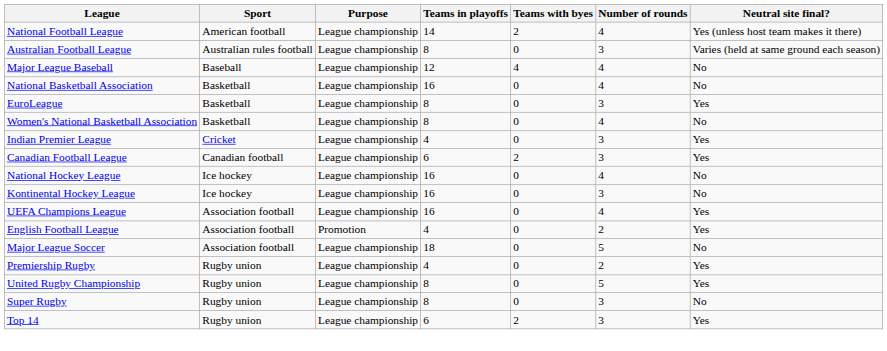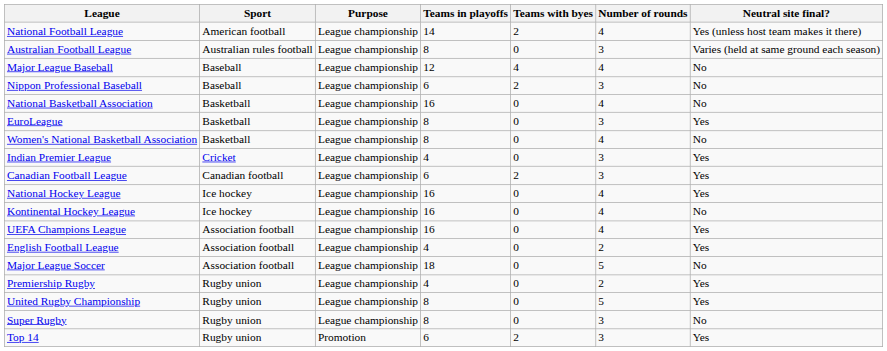+ row: (74, 85)
(700, 175) No -> (701, 193) Yes
(601, 193) 3 -> (601, 211) 4
(342, 229) Promotion -> (368, 247) League championship
(368, 319) League championship -> (342, 337) Promotion
